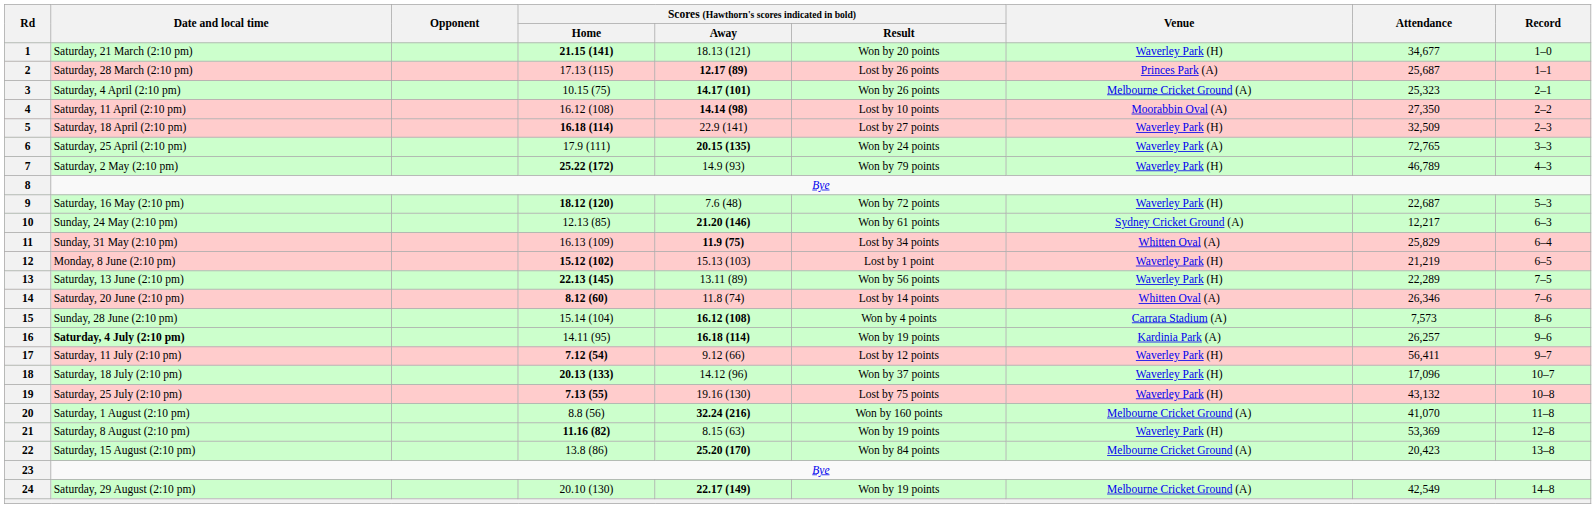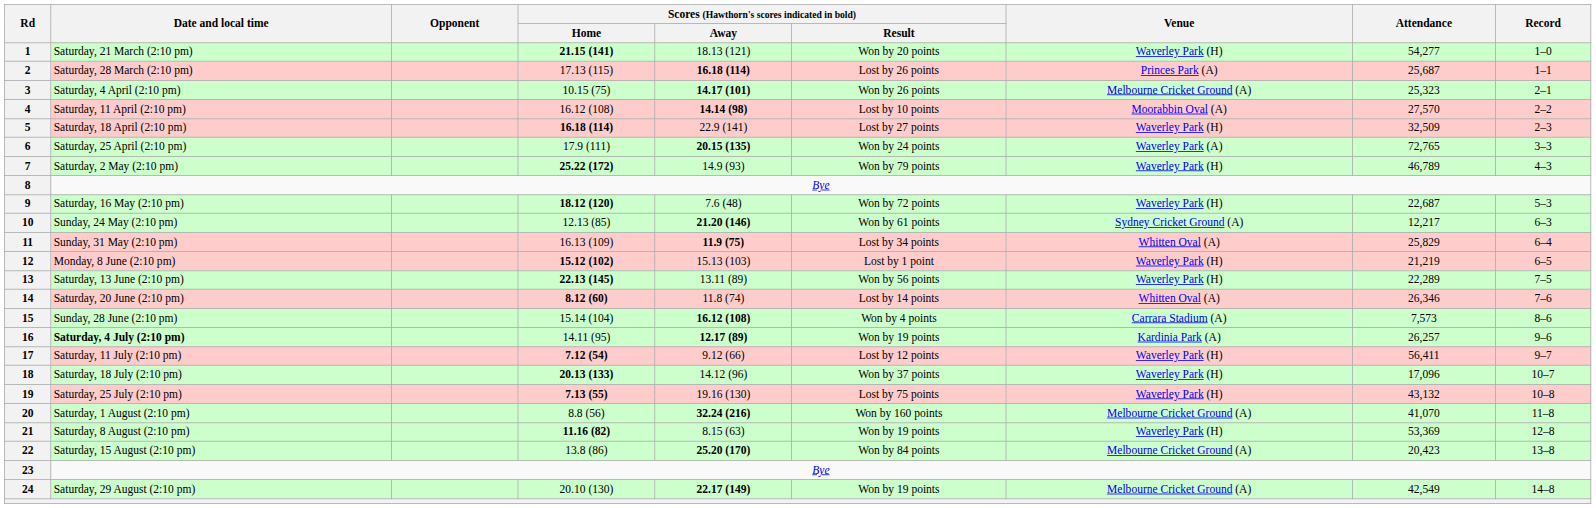(1424, 52) 34,677 -> (1424, 52) 54,277
(723, 71) 12.17 (89) -> (723, 71) 16.18 (114)
(1424, 109) 27,350 -> (1424, 109) 27,570
(723, 337) 16.18 (114) -> (723, 337) 12.17 (89)
